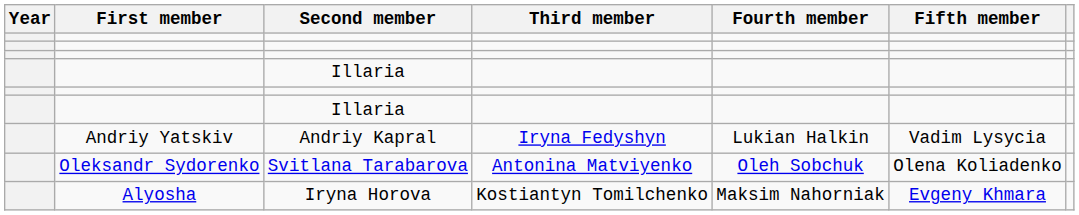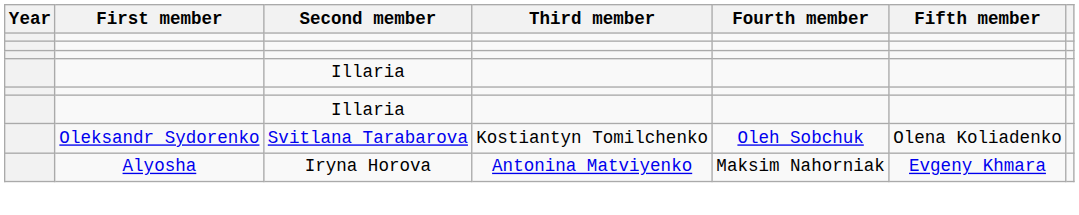- row: (159, 138)
(592, 167) Antonina Matviyenko -> (592, 138) Kostiantyn Tomilchenko
(592, 195) Kostiantyn Tomilchenko -> (592, 167) Antonina Matviyenko
